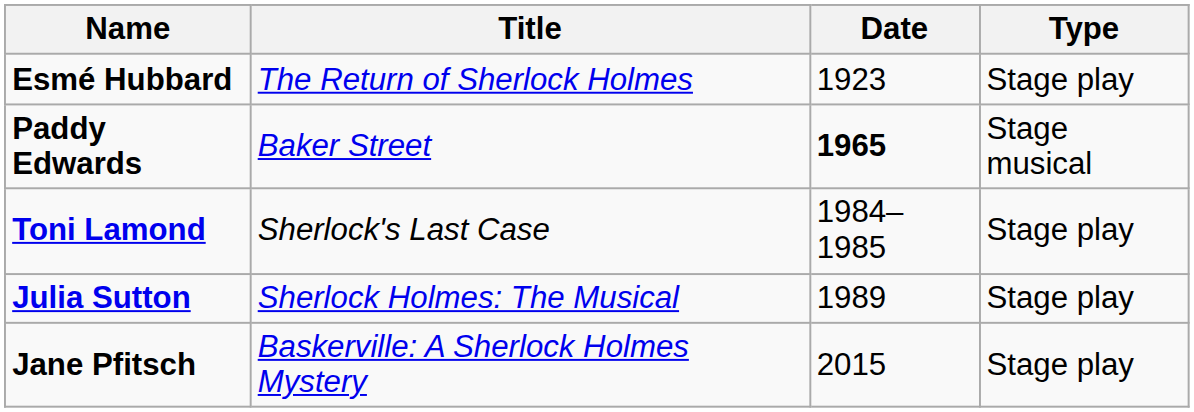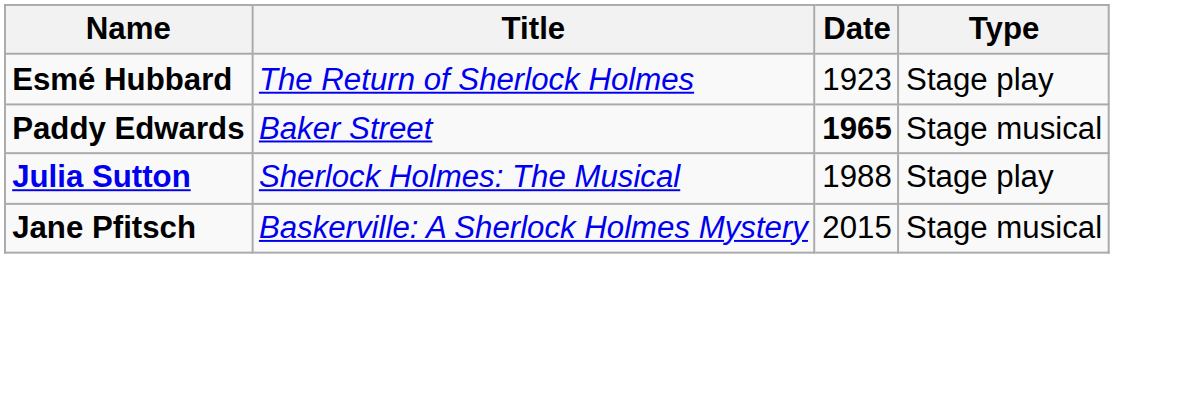- row: (109, 230)
(851, 297) 1989 -> (857, 177) 1988
(1060, 364) Stage play -> (1004, 227) Stage musical
